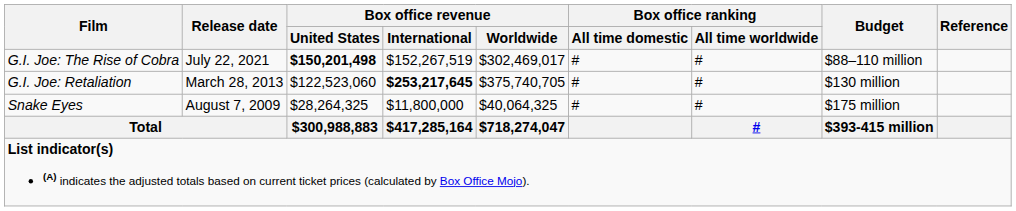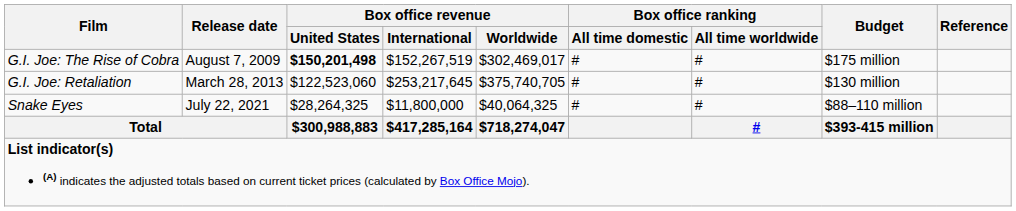(227, 60) July 22, 2021 -> (233, 60) August 7, 2009
(874, 60) $88–110 million -> (862, 60) $175 million
(429, 82) bold -> (429, 82) normal
(233, 104) August 7, 2009 -> (227, 104) July 22, 2021
(862, 104) $175 million -> (874, 104) $88–110 million
